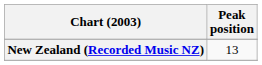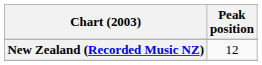(232, 49) 13 -> (232, 49) 12
